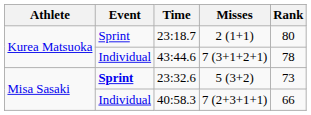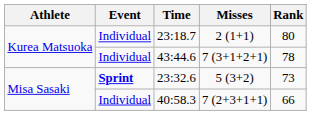(114, 36) Sprint -> (125, 36) Individual
